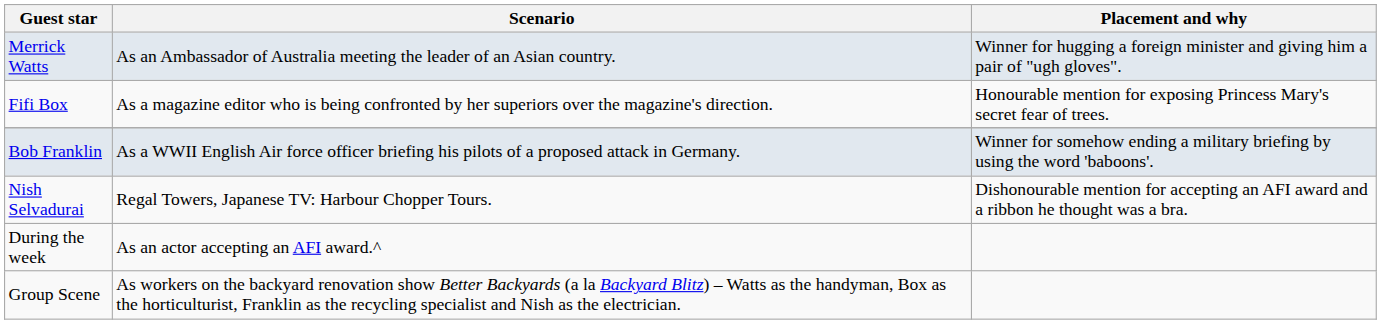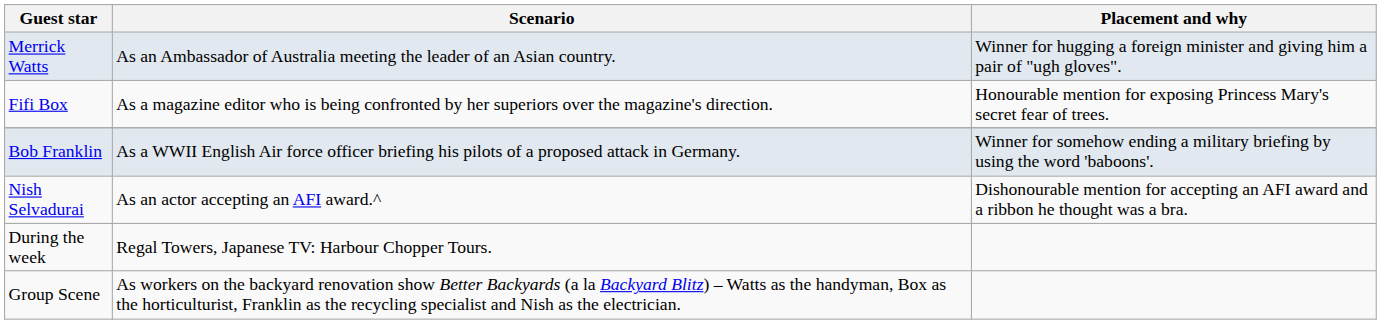(304, 199) Regal Towers, Japanese TV: Harbour Chopper Tours. -> (249, 199) As an actor accepting an AFI award.^
(249, 247) As an actor accepting an AFI award.^ -> (304, 247) Regal Towers, Japanese TV: Harbour Chopper Tours.
